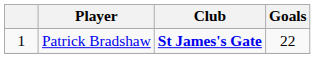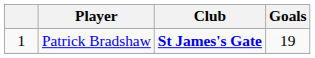(288, 41) 22 -> (288, 41) 19
